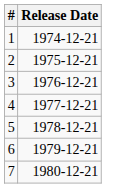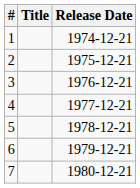+ column: (35, 15)
